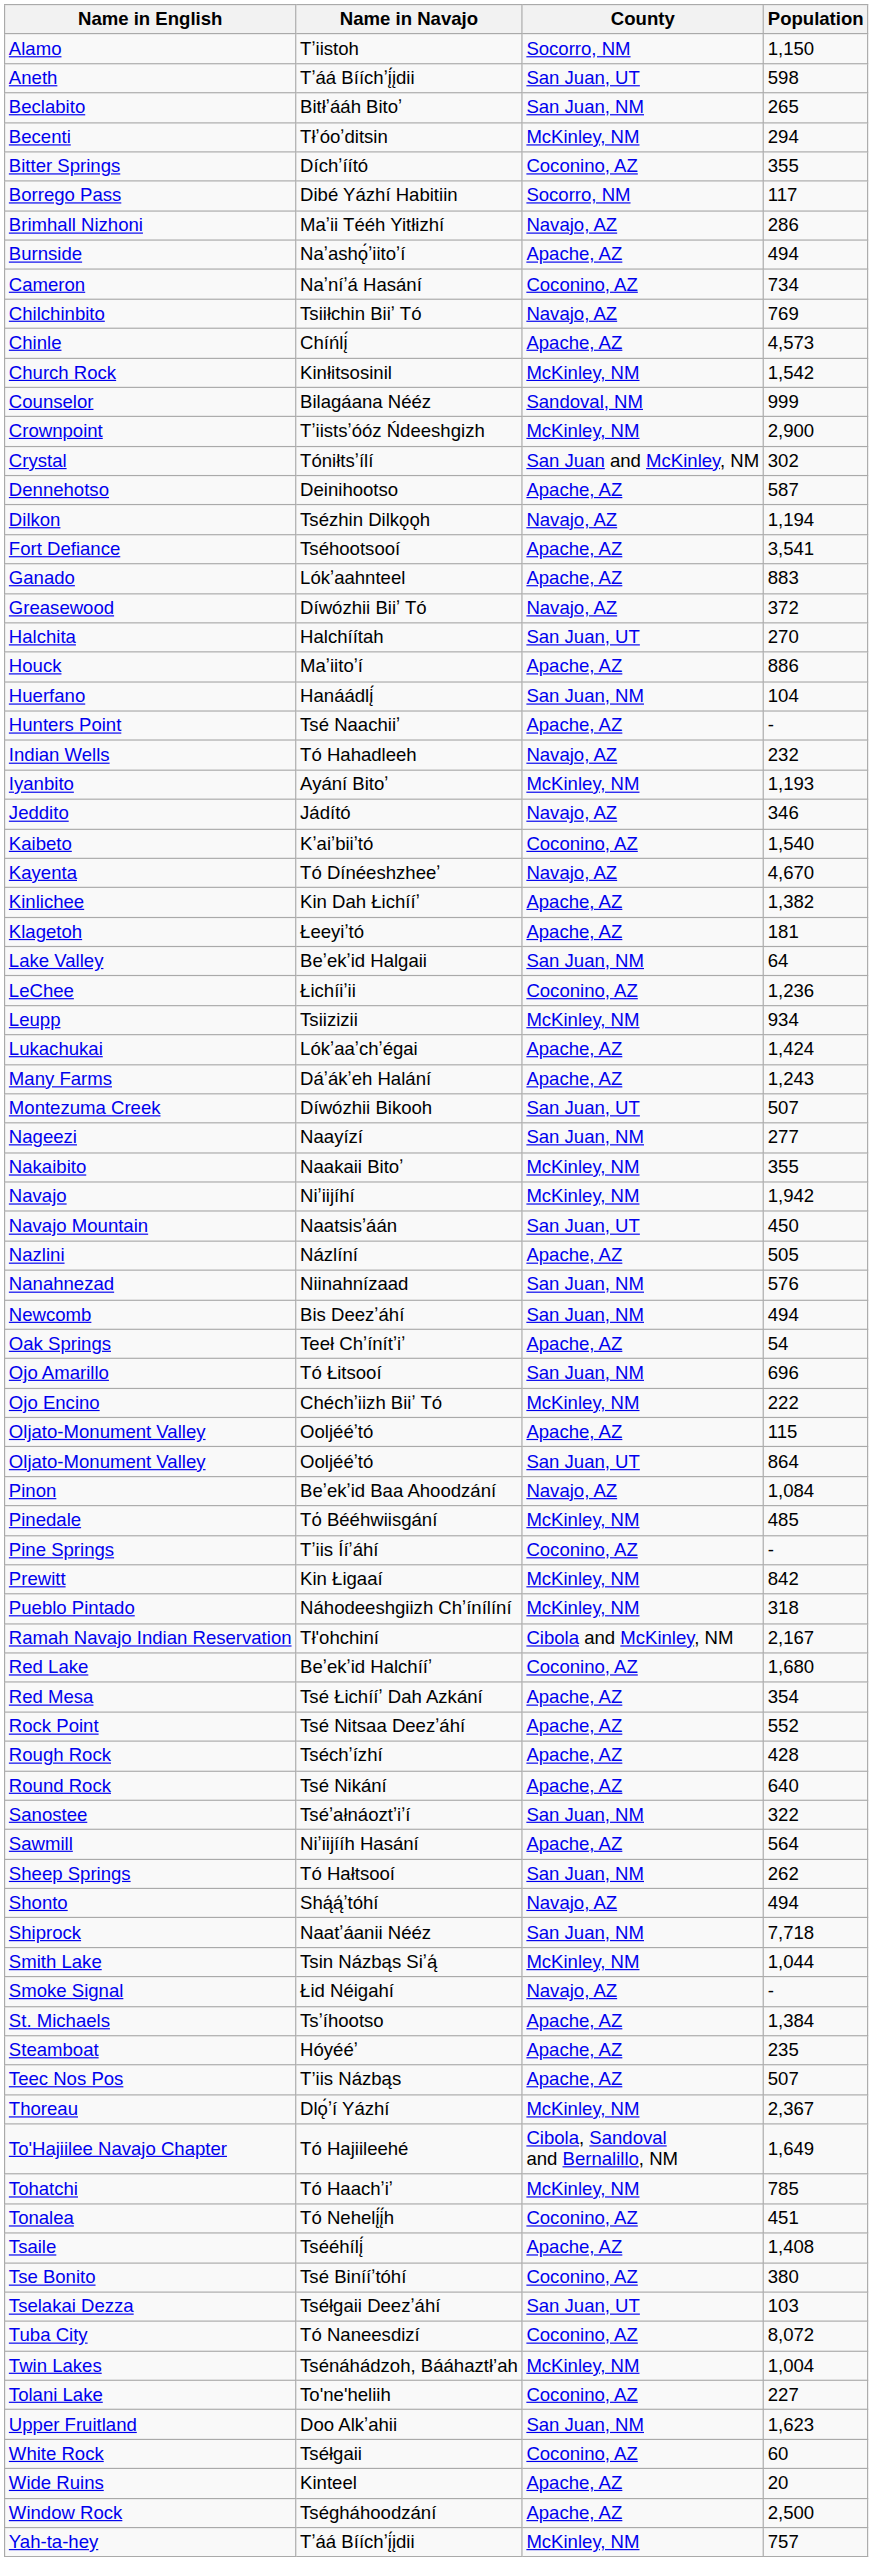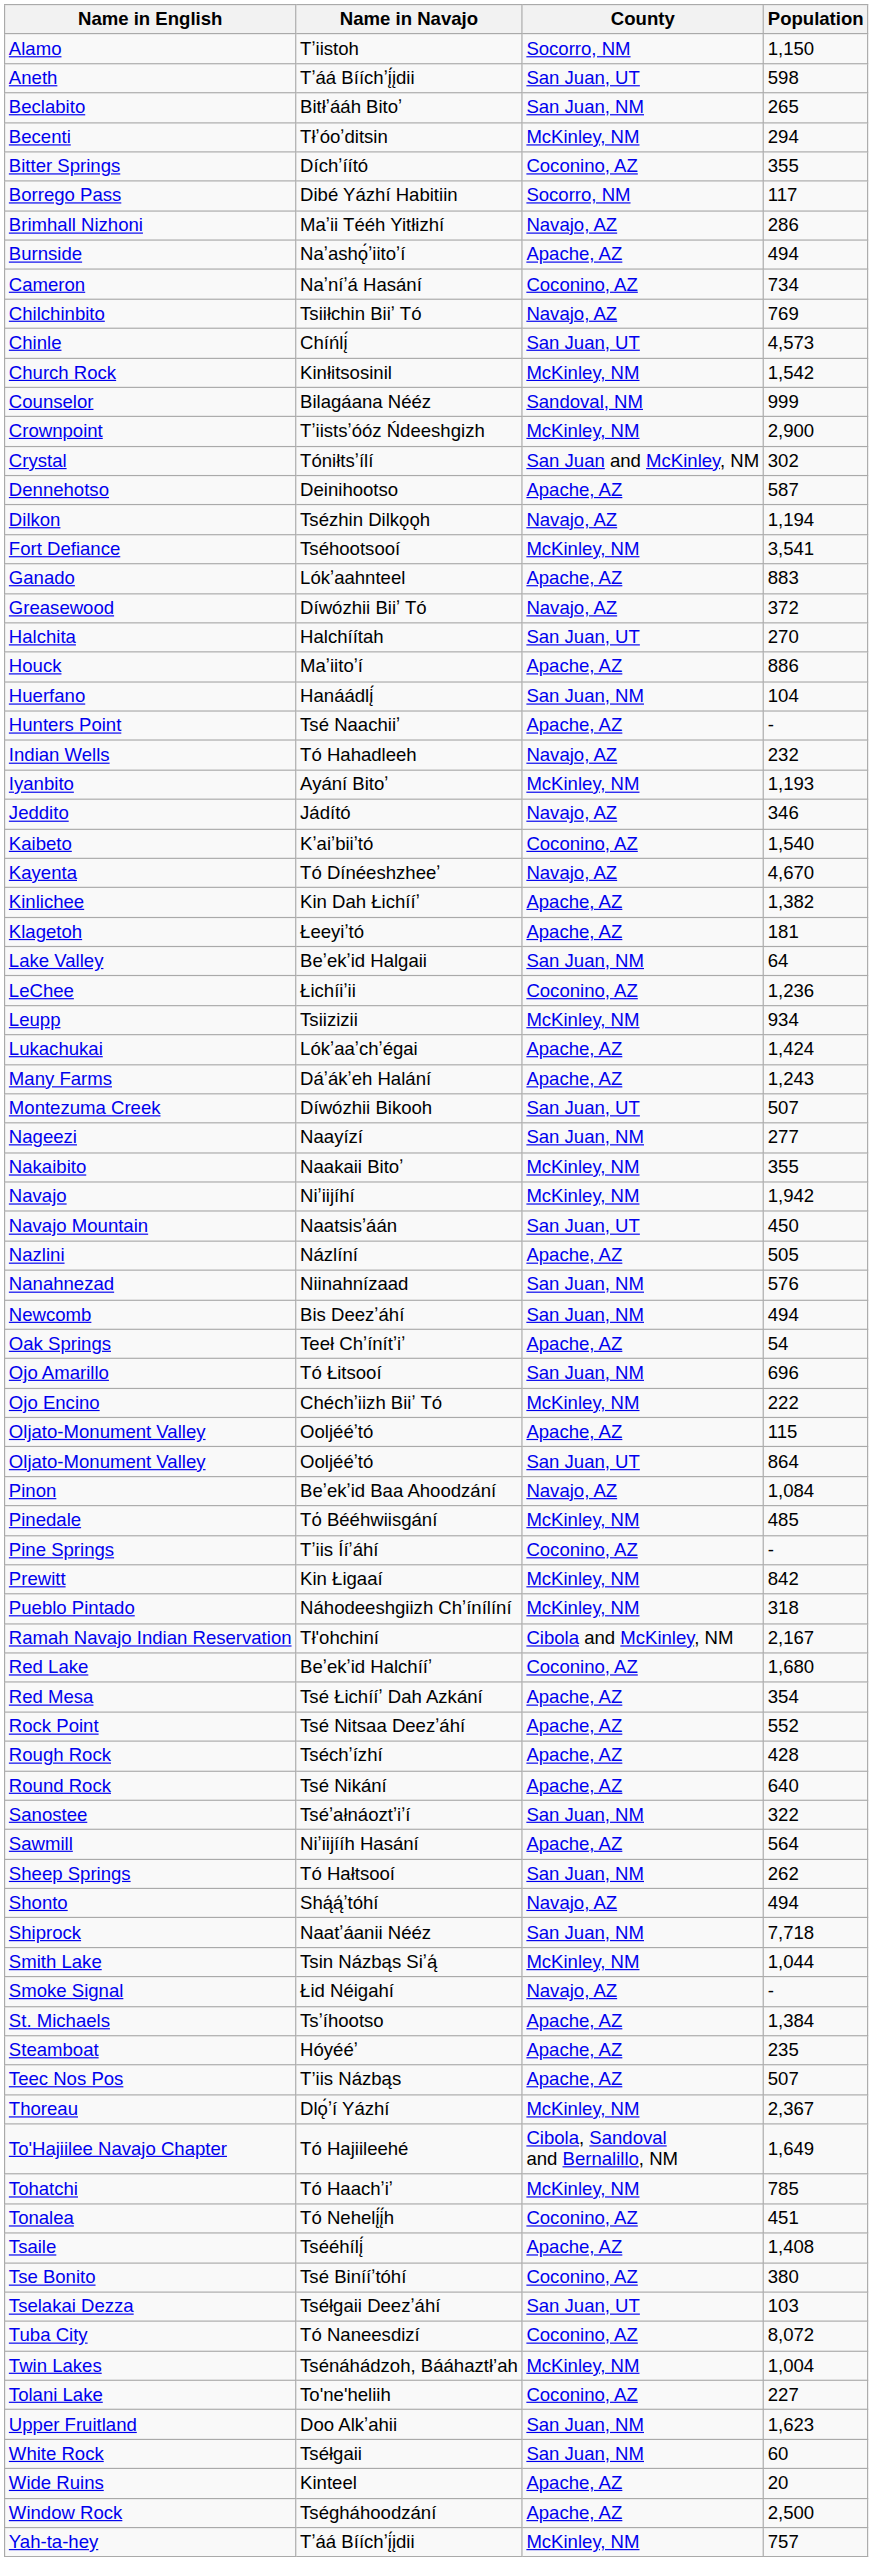(574, 343) Apache, AZ -> (583, 343) San Juan, UT
(574, 549) Apache, AZ -> (583, 549) McKinley, NM
(582, 2453) Coconino, AZ -> (585, 2453) San Juan, NM
